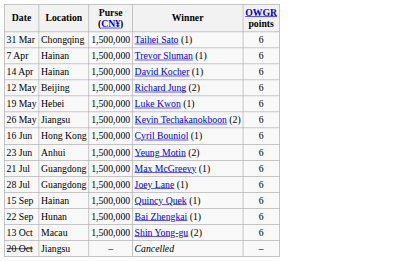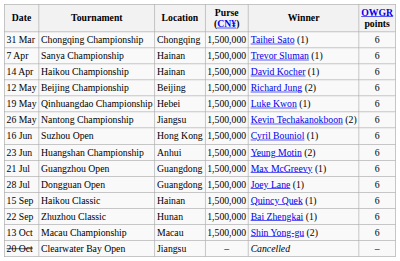+ column: (97, 18)
